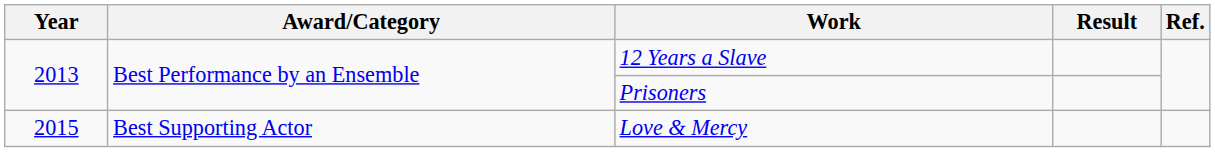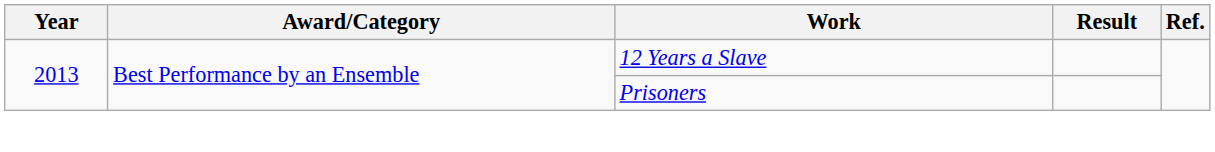- row: (683, 127)
